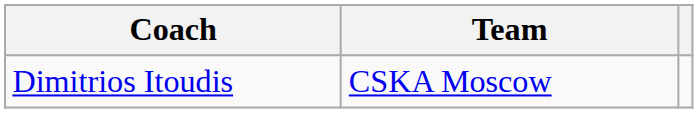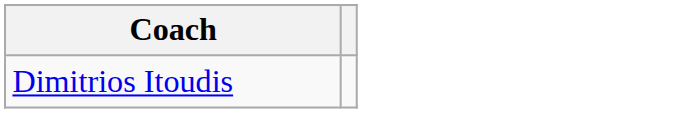- column: (510, 30)
